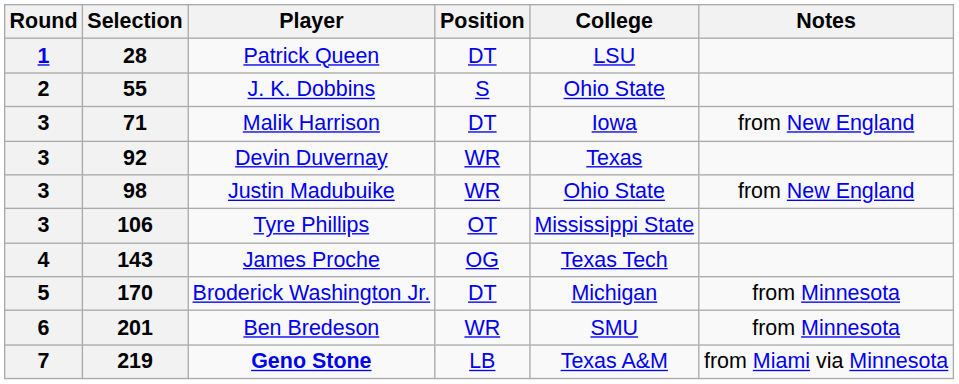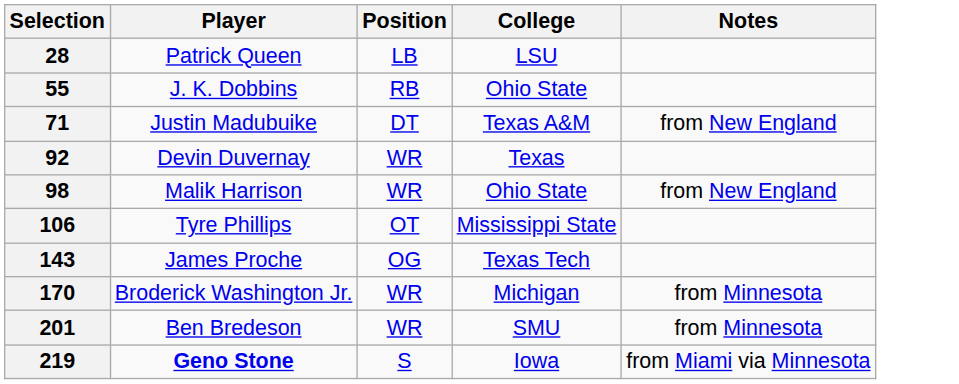- column: (44, 21)
(482, 55) DT -> (405, 55) LB
(482, 89) S -> (405, 89) RB
(311, 123) Malik Harrison -> (234, 123) Justin Madubuike
(614, 123) Iowa -> (537, 123) Texas A&M
(311, 191) Justin Madubuike -> (234, 191) Malik Harrison
(482, 293) DT -> (405, 293) WR
(482, 361) LB -> (405, 361) S
(614, 361) Texas A&M -> (537, 361) Iowa
